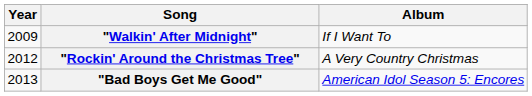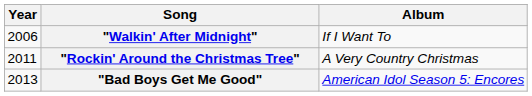(23, 36) 2009 -> (23, 36) 2006
(23, 58) 2012 -> (22, 58) 2011
